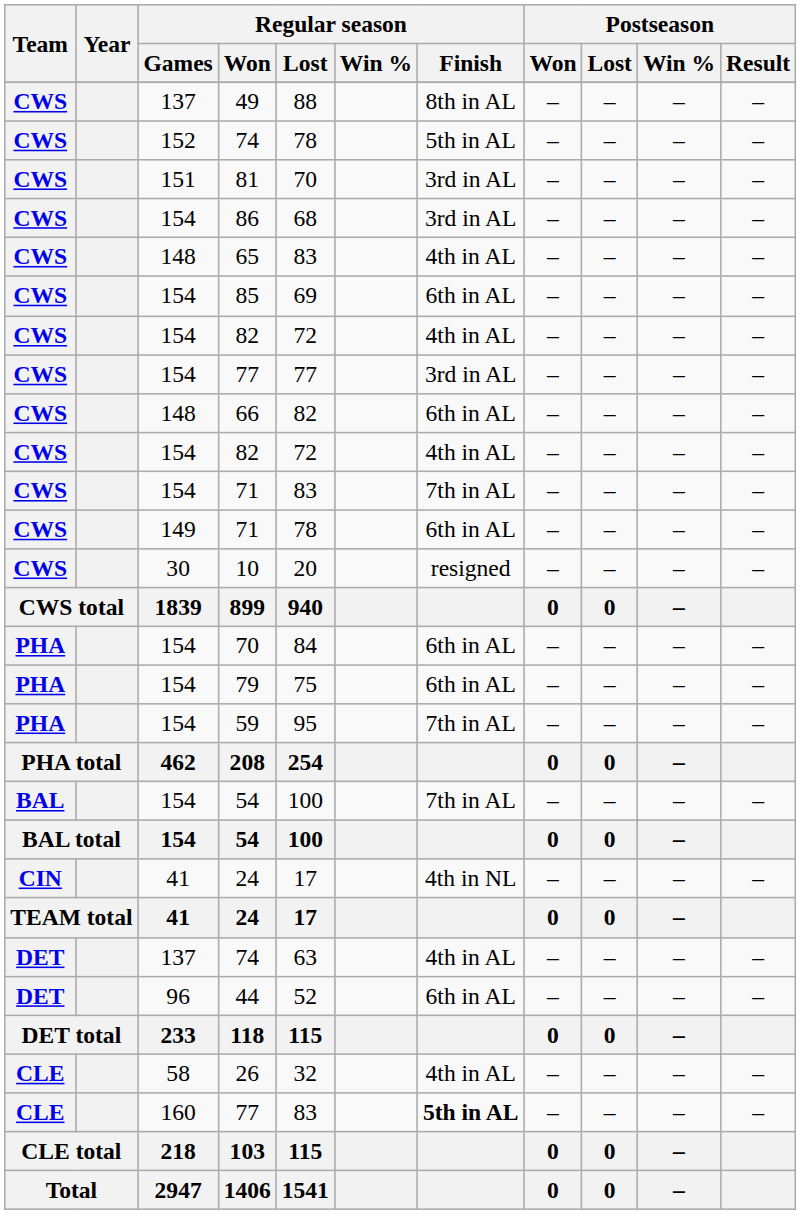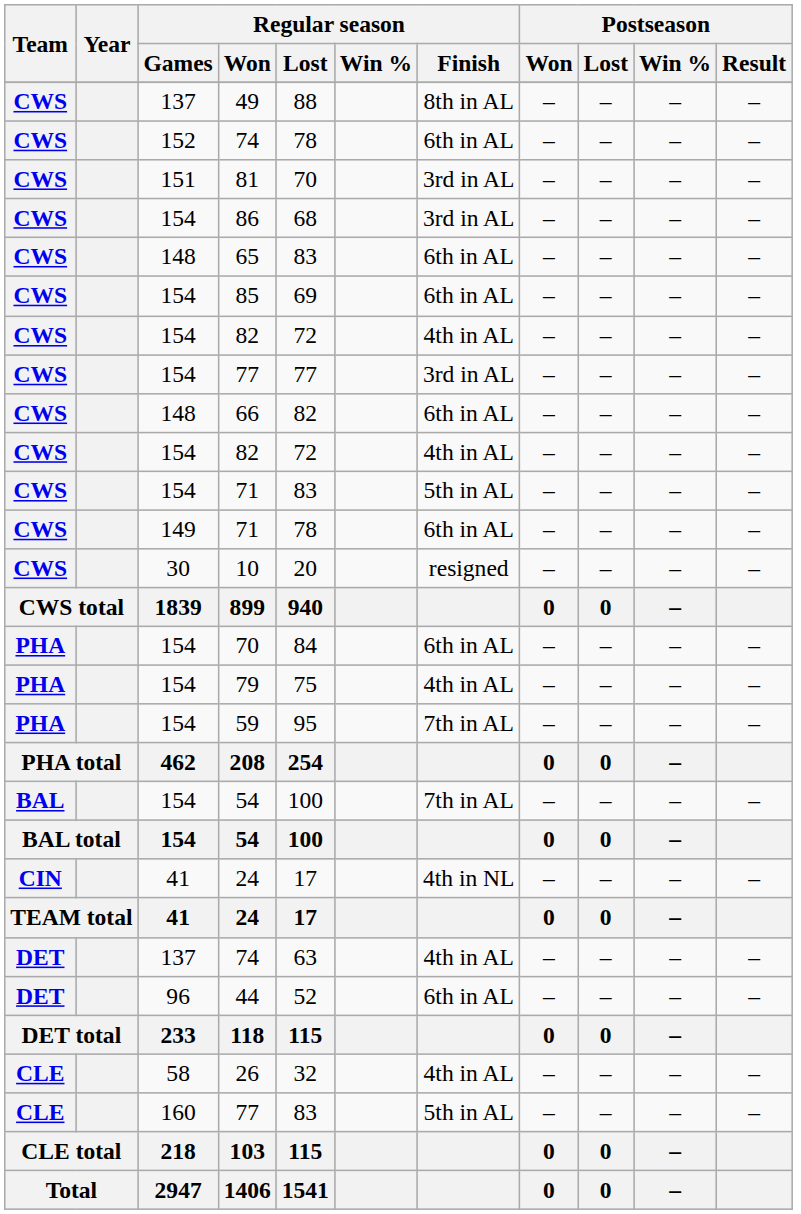(471, 140) 5th in AL -> (469, 140) 6th in AL
(471, 257) 4th in AL -> (469, 257) 6th in AL
(471, 490) 7th in AL -> (469, 490) 5th in AL
(471, 684) 6th in AL -> (469, 684) 4th in AL
(471, 1111) bold -> (469, 1111) normal
